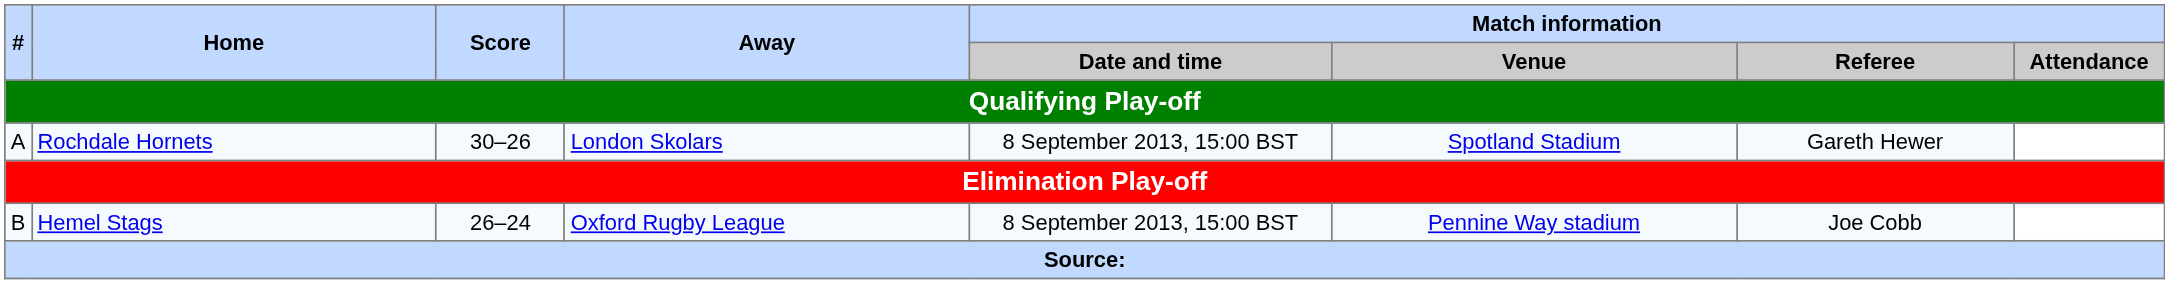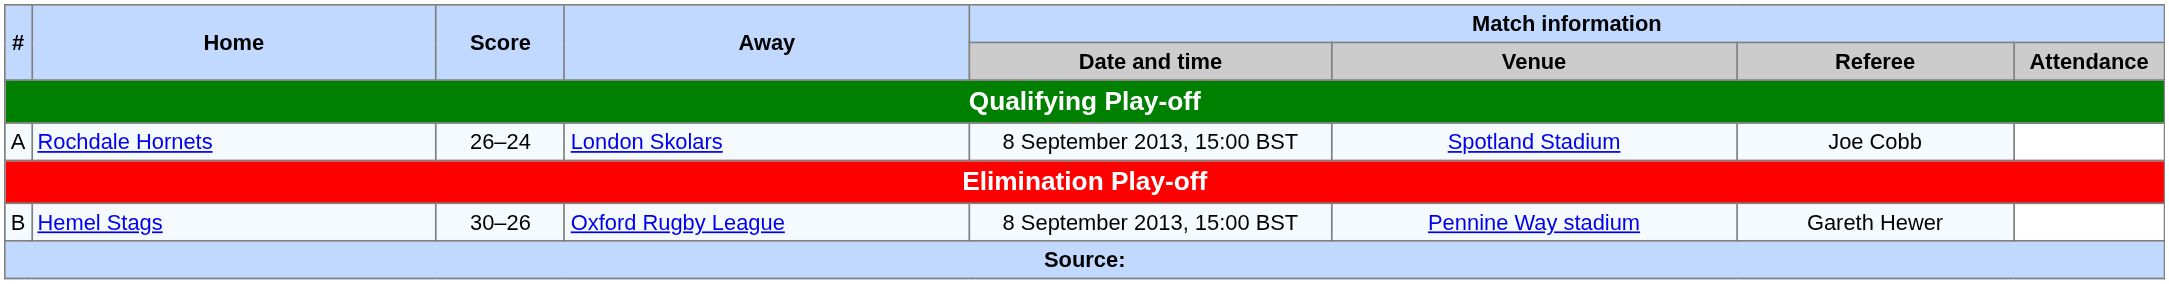(500, 142) 30–26 -> (500, 142) 26–24
(1875, 142) Gareth Hewer -> (1875, 142) Joe Cobb
(500, 222) 26–24 -> (500, 222) 30–26
(1875, 222) Joe Cobb -> (1875, 222) Gareth Hewer
